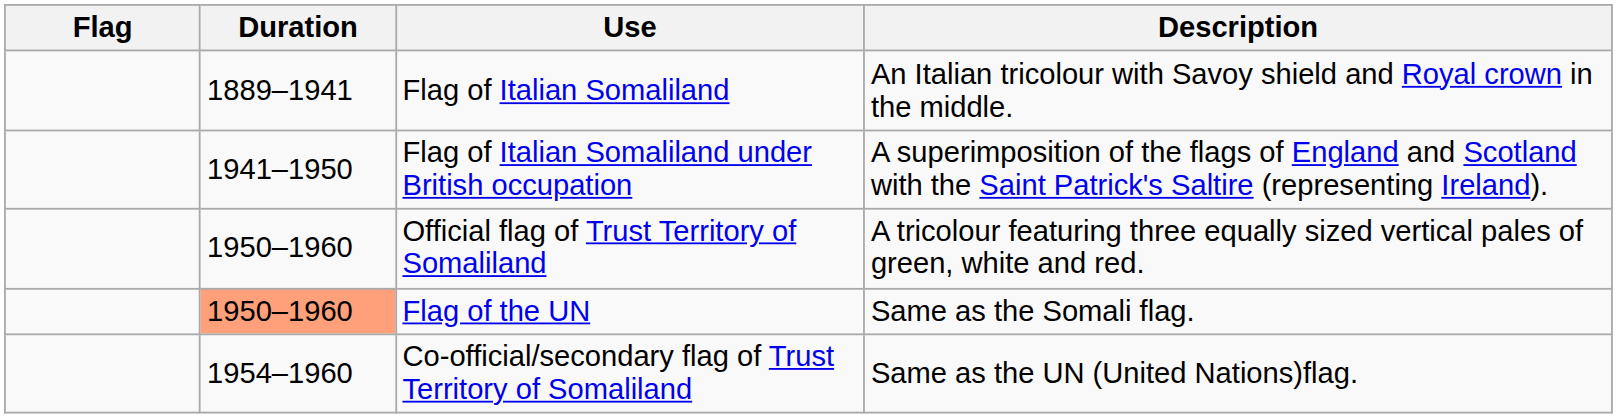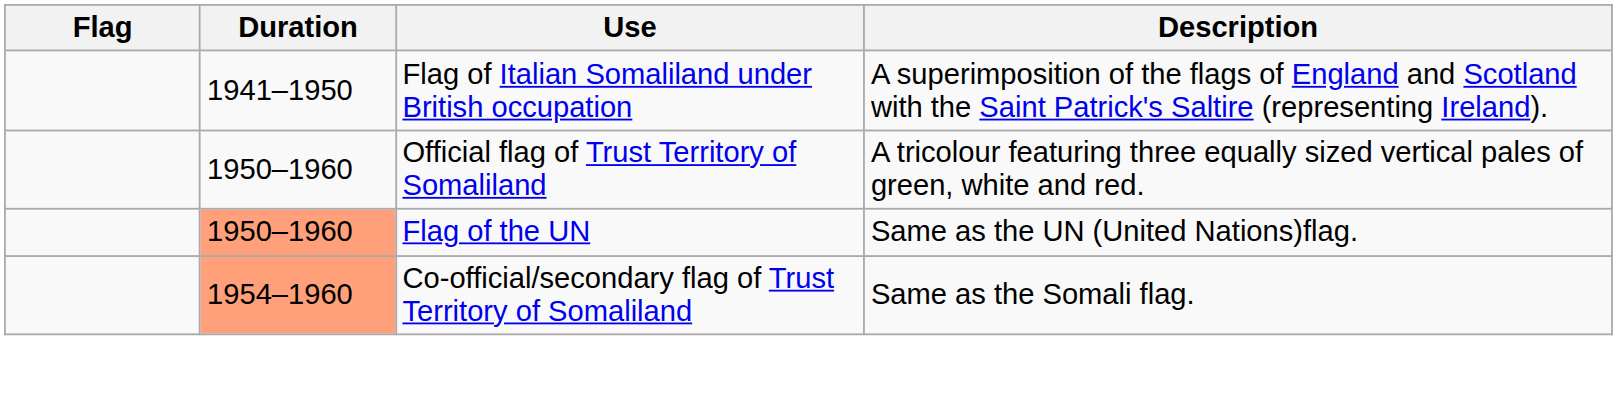- row: (566, 90)
(1033, 310) Same as the Somali flag. -> (1114, 231) Same as the UN (United Nations)flag.
(280, 373) no background -> (280, 294) lightsalmon background
(1114, 373) Same as the UN (United Nations)flag. -> (1033, 294) Same as the Somali flag.
